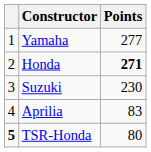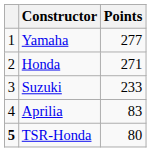(131, 64) bold -> (131, 64) normal
(131, 88) 230 -> (131, 88) 233
